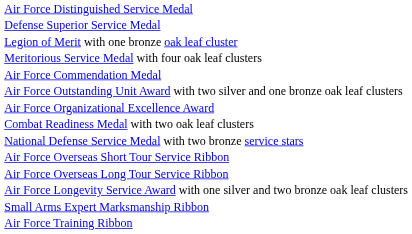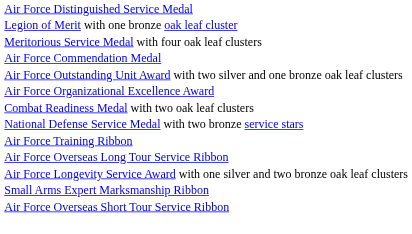- row: (82, 25)
rows swapped: (117, 157) <-> (68, 223)
